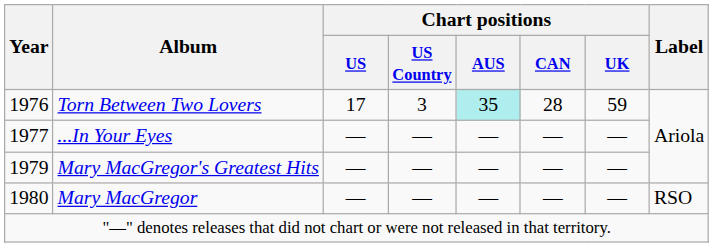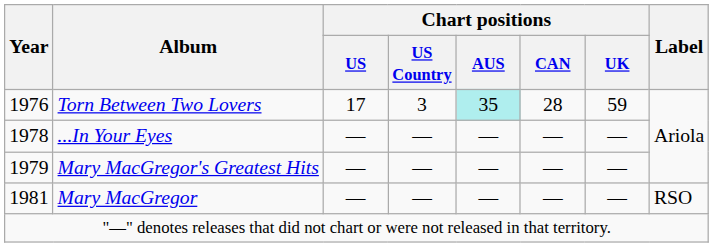(29, 135) 1977 -> (29, 135) 1978
(29, 198) 1980 -> (29, 198) 1981
